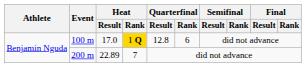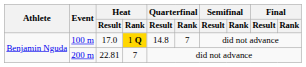(161, 40) 12.8 -> (161, 40) 14.8
(187, 40) 6 -> (187, 40) 7
(109, 55) 22.89 -> (109, 55) 22.81
